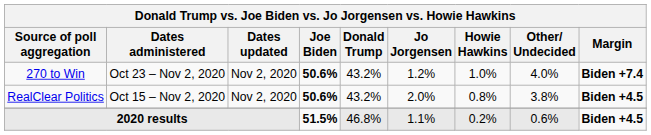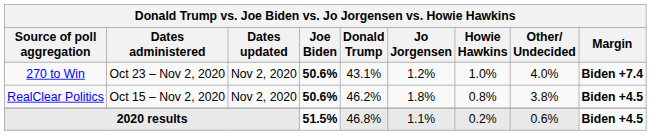(364, 74) 43.2% -> (364, 74) 43.1%
(364, 97) 43.2% -> (364, 97) 46.2%
(421, 97) 2.0% -> (421, 97) 1.8%
